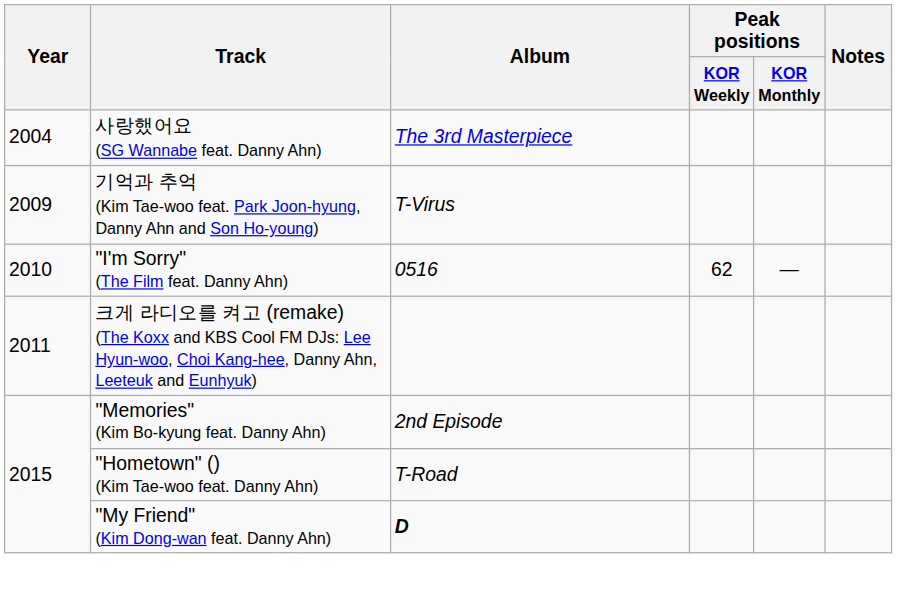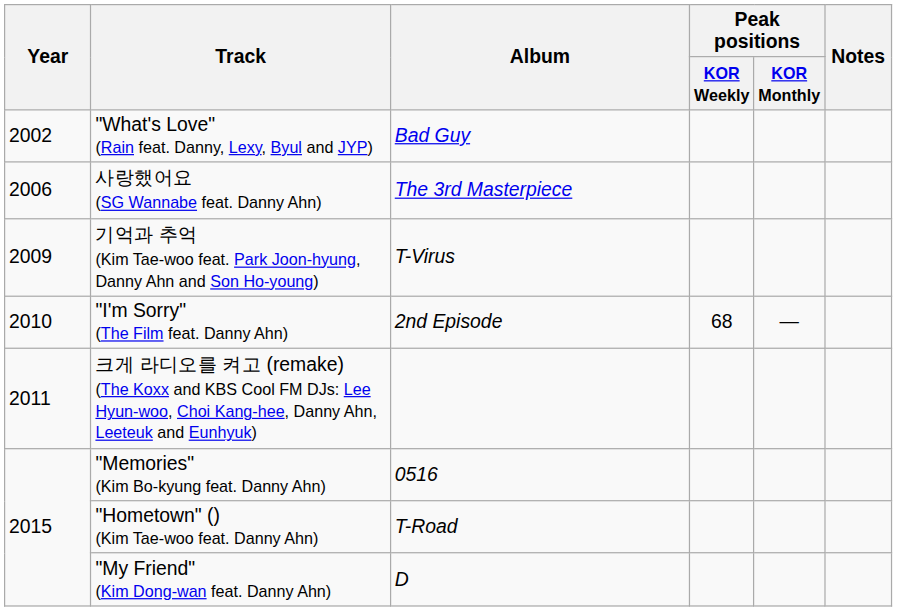+ row: (234, 135)
(31, 137) 2004 -> (31, 190) 2006
(416, 269) 0516 -> (449, 322) 2nd Episode
(722, 269) 62 -> (722, 322) 68
(449, 421) 2nd Episode -> (416, 474) 0516
(402, 526) bold -> (402, 579) normal
